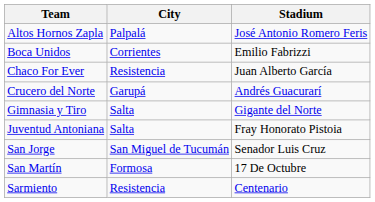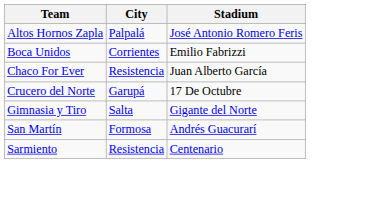(278, 91) Andrés Guacurarí -> (205, 91) 17 De Octubre
- row: (56, 129)
- row: (31, 149)
(270, 168) 17 De Octubre -> (213, 129) Andrés Guacurarí
